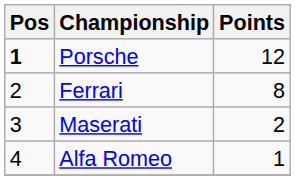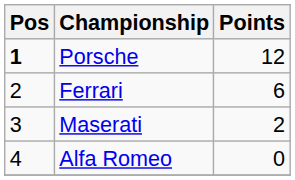(279, 90) 8 -> (279, 90) 6
(279, 159) 1 -> (279, 159) 0
